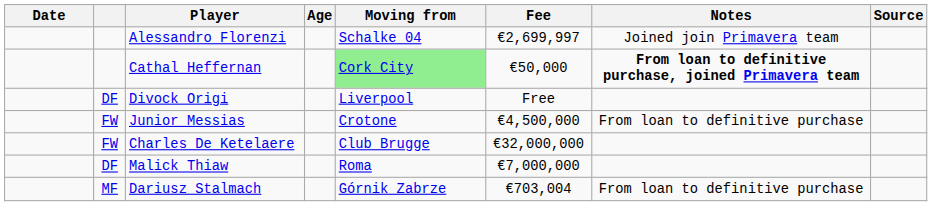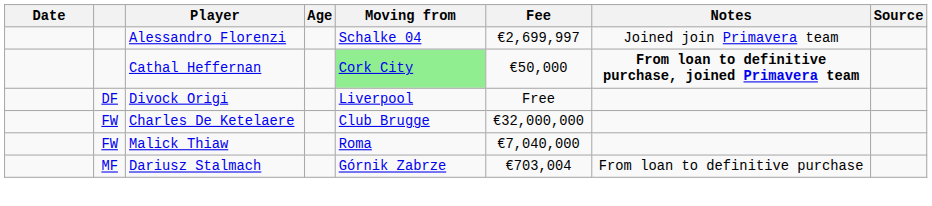- row: (187, 121)
(110, 166) DF -> (110, 144) FW
(539, 166) €7,000,000 -> (539, 144) €7,040,000
